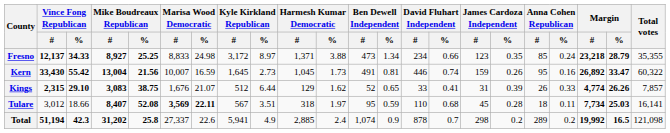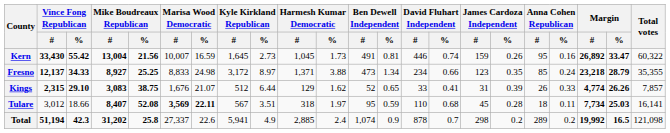rows swapped: (21, 56) <-> (21, 72)
